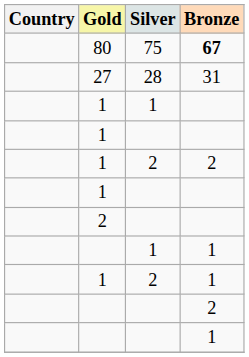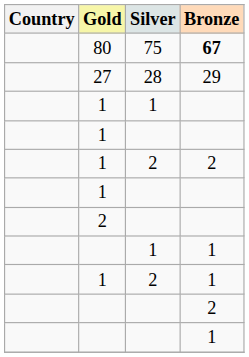(212, 76) 31 -> (212, 76) 29
